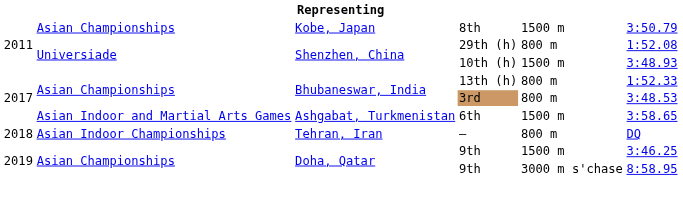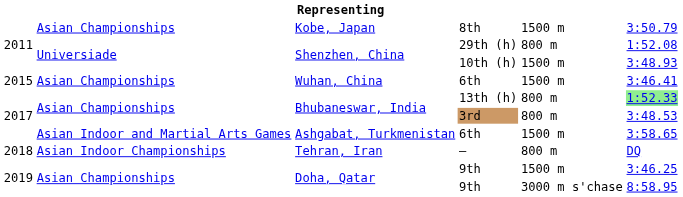+ row: (339, 80)
(652, 80) no background -> (652, 98) lightgreen background
